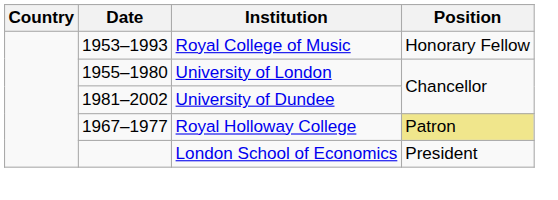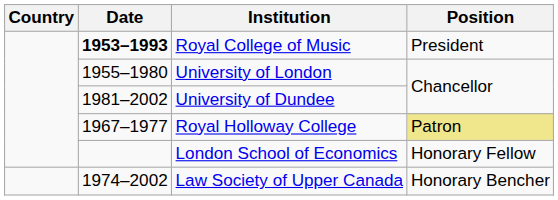(125, 45) normal -> (125, 45) bold
(468, 45) Honorary Fellow -> (447, 45) President
(441, 153) President -> (473, 153) Honorary Fellow
+ row: (289, 180)
